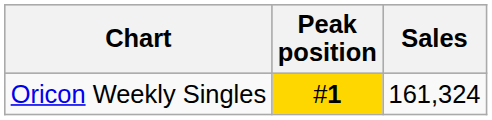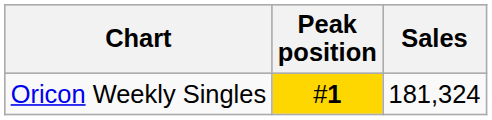(434, 93) 161,324 -> (434, 93) 181,324
